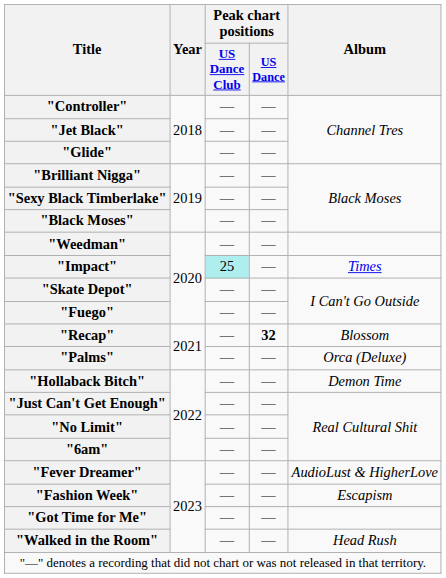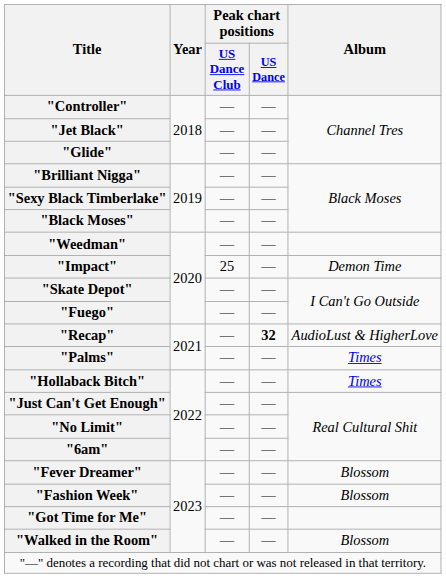(227, 266) paleturquoise background -> (227, 266) no background
(365, 266) Times -> (365, 266) Demon Time
(365, 335) Blossom -> (365, 335) AudioLust & HigherLove
(365, 358) Orca (Deluxe) -> (365, 358) Times
(365, 380) Demon Time -> (365, 380) Times
(365, 472) AudioLust & HigherLove -> (365, 472) Blossom
(365, 495) Escapism -> (365, 495) Blossom
(365, 540) Head Rush -> (365, 540) Blossom
